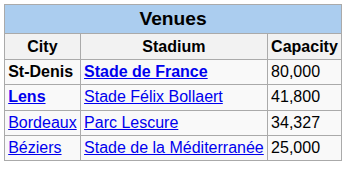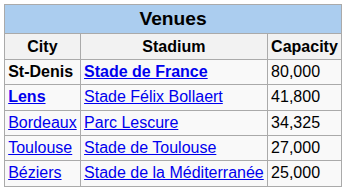(296, 122) 34,327 -> (296, 122) 34,325
+ row: (40, 148)
